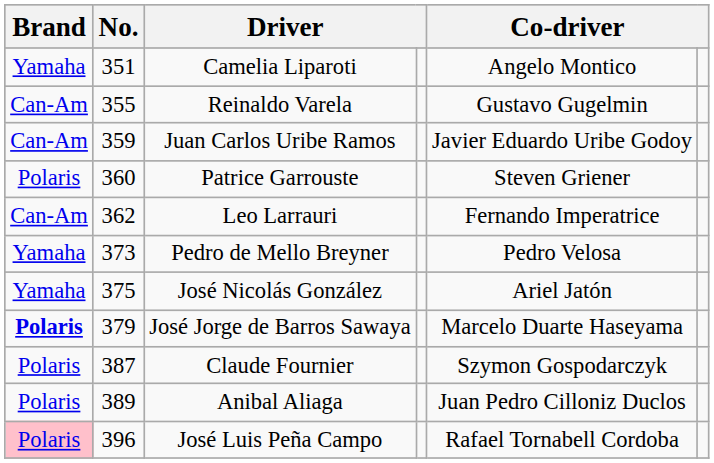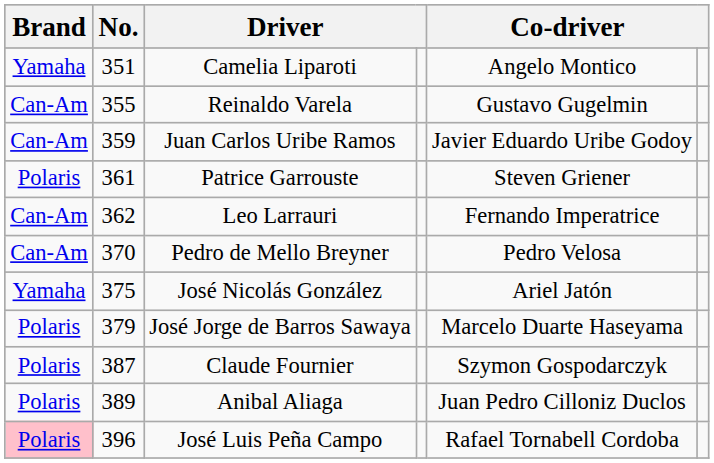(119, 178) 360 -> (119, 178) 361
(49, 252) Yamaha -> (49, 252) Can-Am
(119, 252) 373 -> (119, 252) 370
(49, 327) bold -> (49, 327) normal
